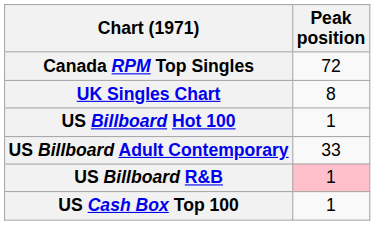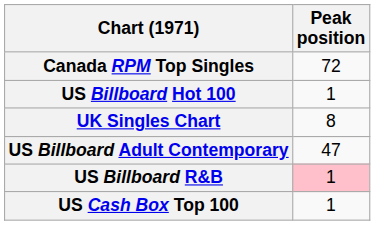rows swapped: (149, 94) <-> (149, 121)
(331, 149) 33 -> (331, 149) 47
